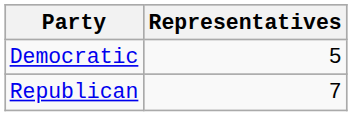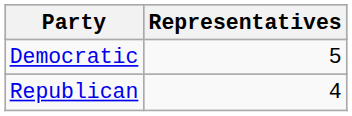(335, 92) 7 -> (335, 92) 4
